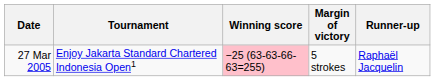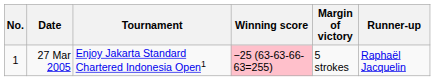+ column: (15, 25)
